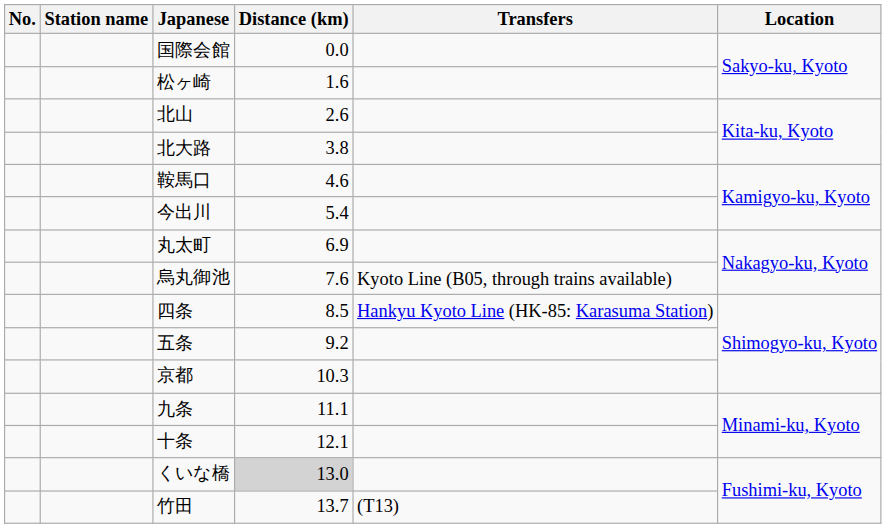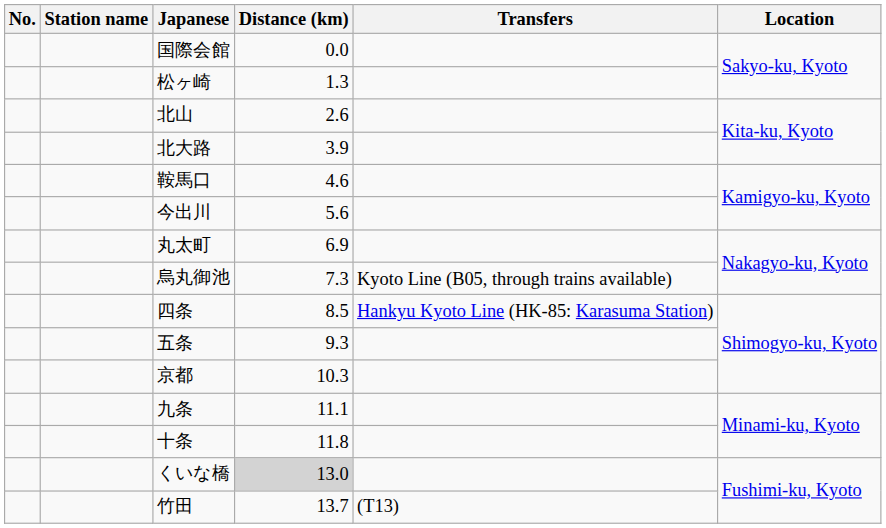(337, 82) 1.6 -> (337, 82) 1.3
(337, 147) 3.8 -> (337, 147) 3.9
(337, 213) 5.4 -> (337, 213) 5.6
(337, 278) 7.6 -> (337, 278) 7.3
(337, 343) 9.2 -> (337, 343) 9.3
(333, 441) 12.1 -> (333, 441) 11.8
